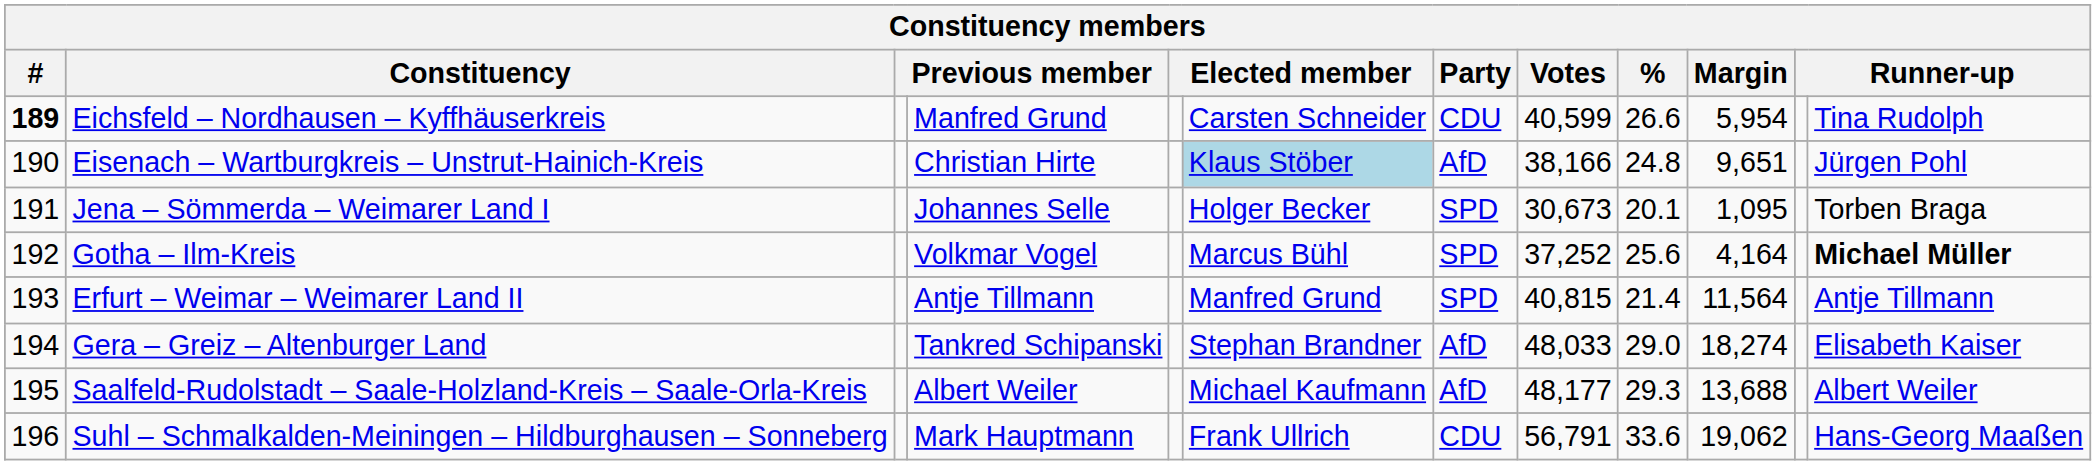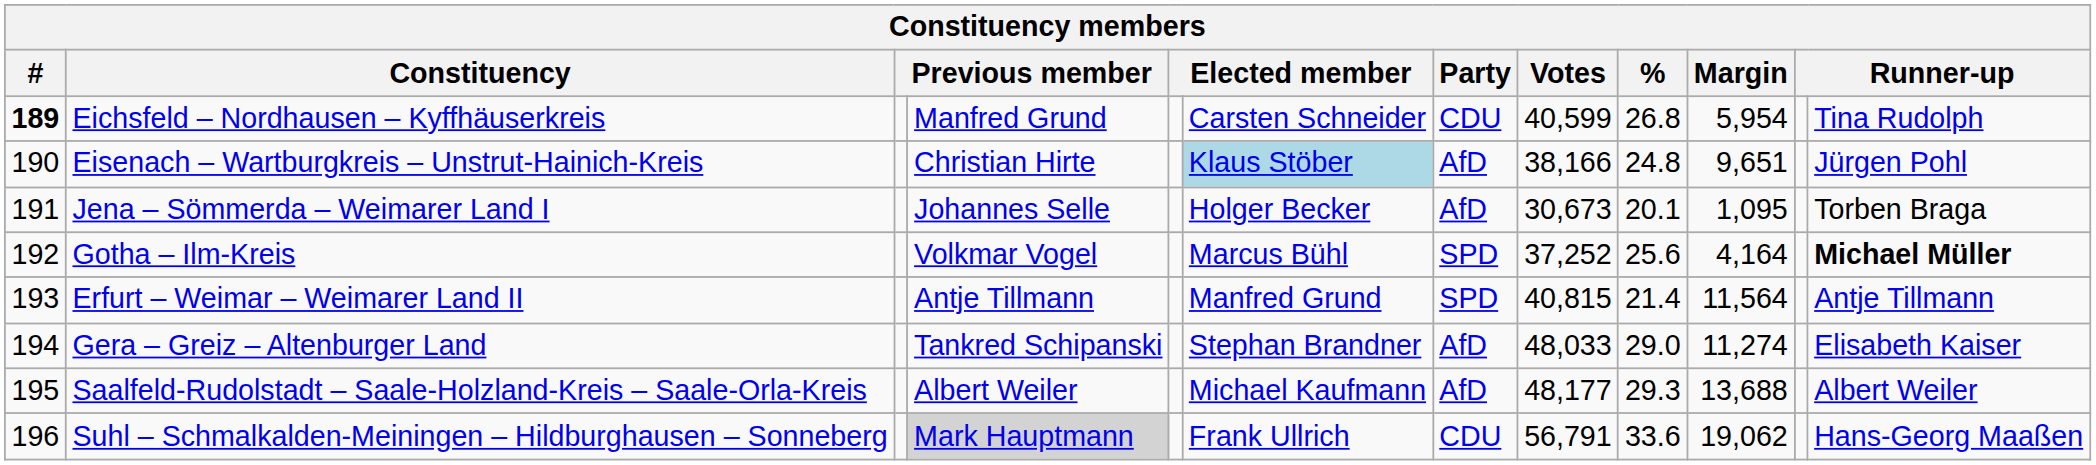(1653, 118) 26.6 -> (1653, 118) 26.8
(1469, 208) SPD -> (1463, 208) AfD
(1744, 345) 18,274 -> (1745, 345) 11,274
(1024, 436) no background -> (1024, 436) lightgrey background
